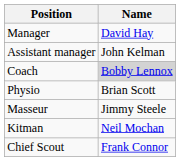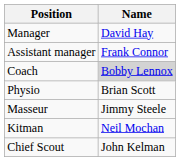(133, 52) John Kelman -> (134, 52) Frank Connor
(134, 147) Frank Connor -> (133, 147) John Kelman
